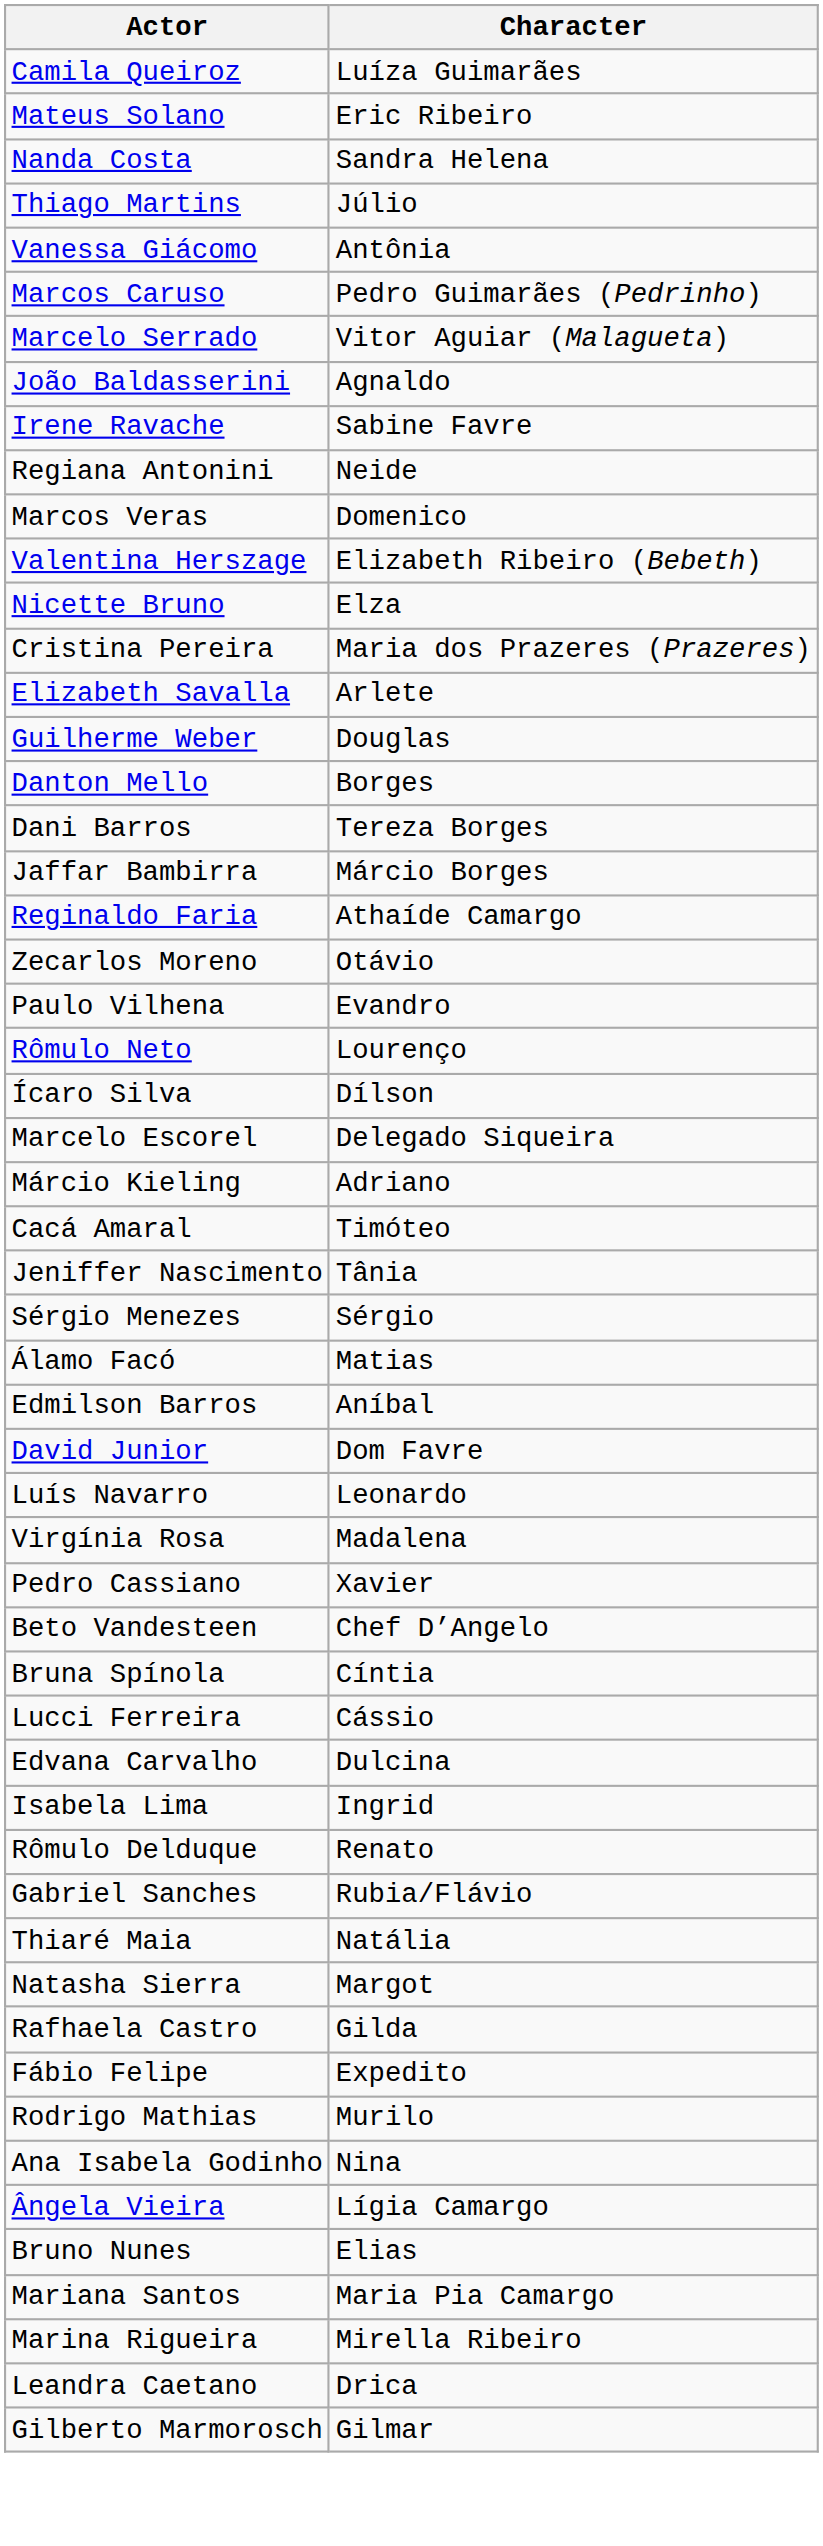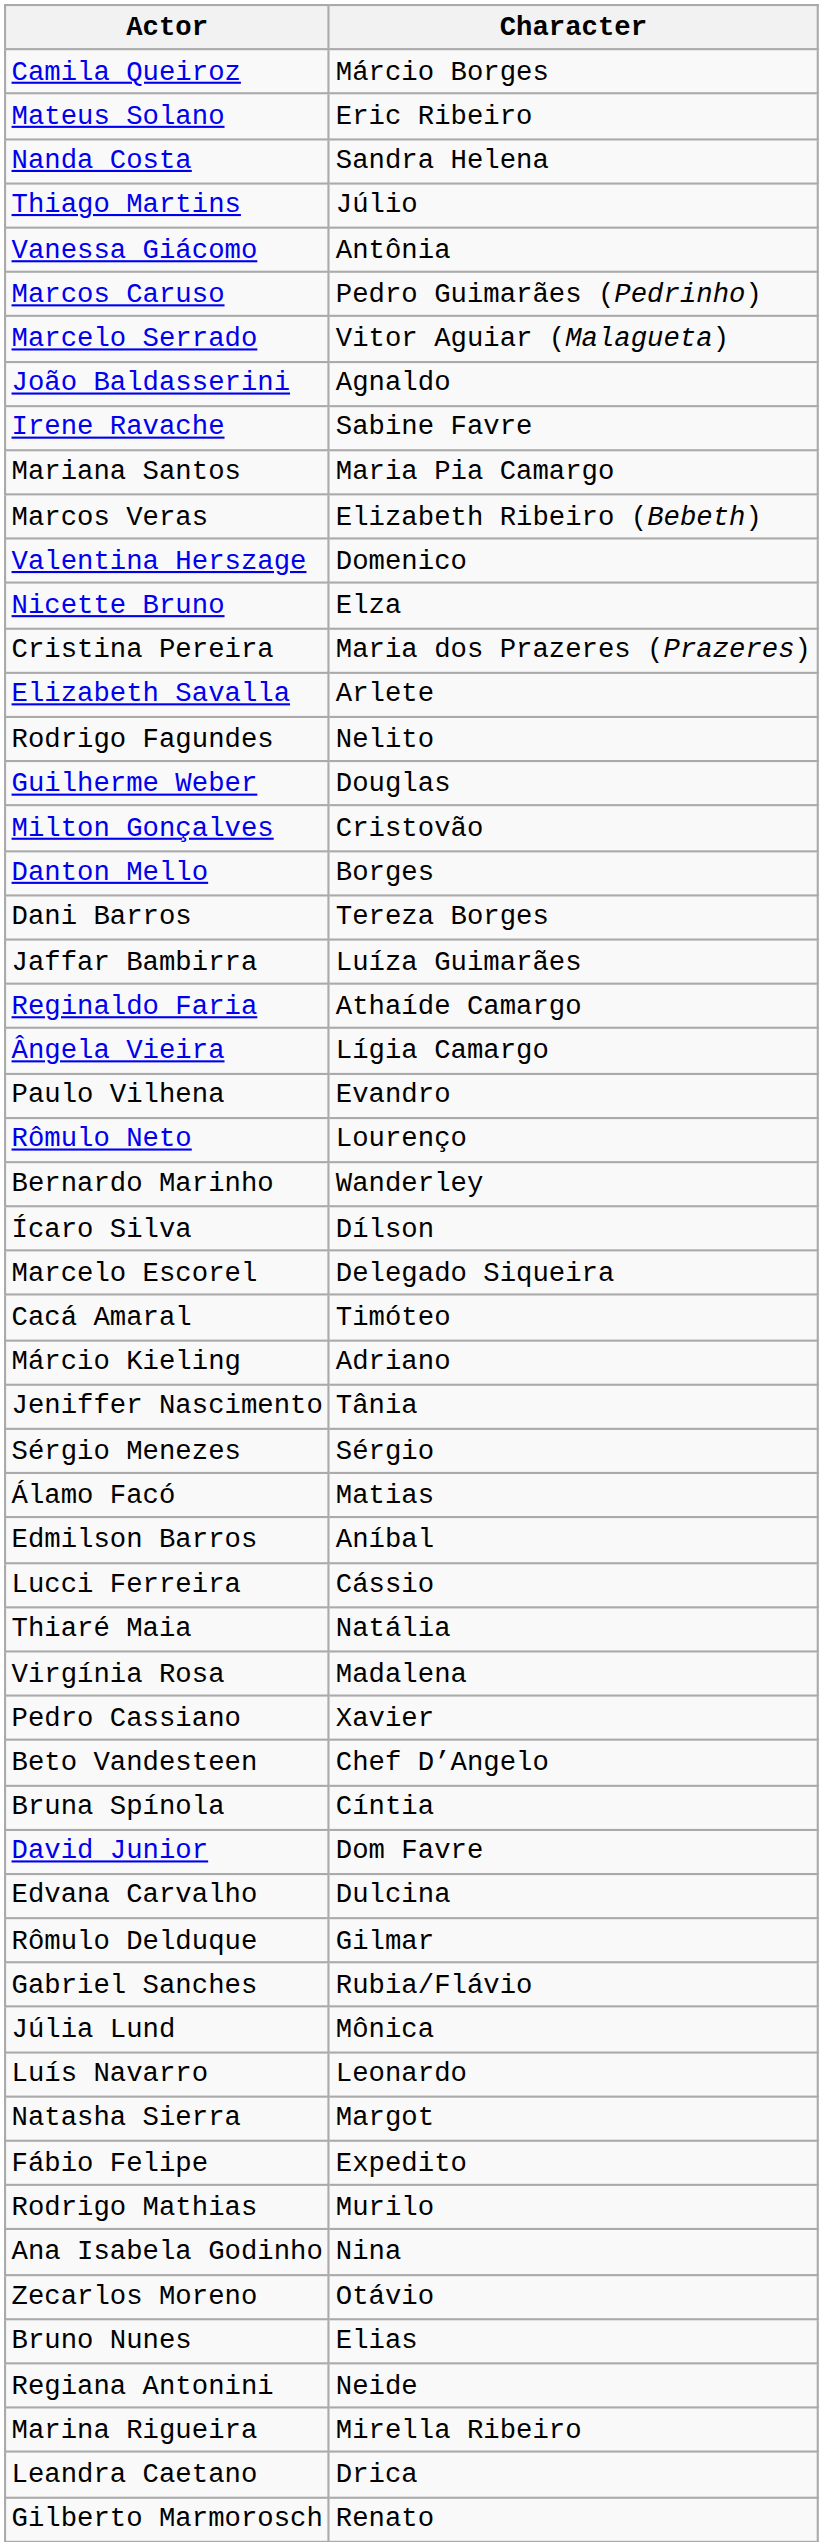(459, 72) Luíza Guimarães -> (442, 72) Márcio Borges
rows swapped: (126, 2296) <-> (143, 472)
(401, 517) Domenico -> (549, 517) Elizabeth Ribeiro (Bebeth)
(549, 561) Elizabeth Ribeiro (Bebeth) -> (401, 561) Domenico
+ row: (143, 739)
+ row: (143, 828)
(442, 873) Márcio Borges -> (459, 962) Luíza Guimarães
rows swapped: (118, 2207) <-> (134, 962)
+ row: (143, 1184)
rows swapped: (126, 1184) <-> (102, 1229)
rows swapped: (126, 1718) <-> (110, 1451)
rows swapped: (102, 1941) <-> (110, 1496)
- row: (110, 1807)
(385, 1852) Renato -> (385, 1941) Gilmar
+ row: (93, 2030)
- row: (134, 2030)
(385, 2430) Gilmar -> (385, 2519) Renato
